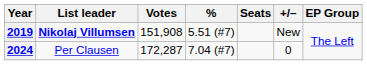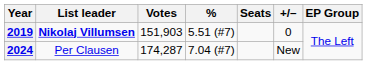(161, 32) 151,908 -> (161, 32) 151,903
(288, 32) New -> (288, 32) 0
(161, 50) 172,287 -> (161, 50) 174,287
(288, 50) 0 -> (288, 50) New
